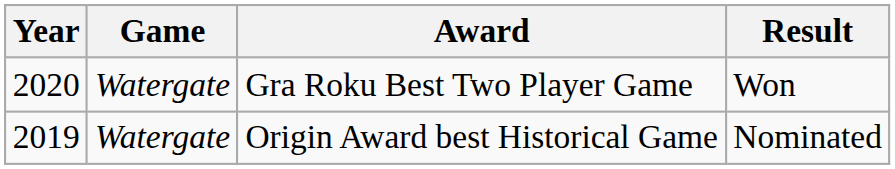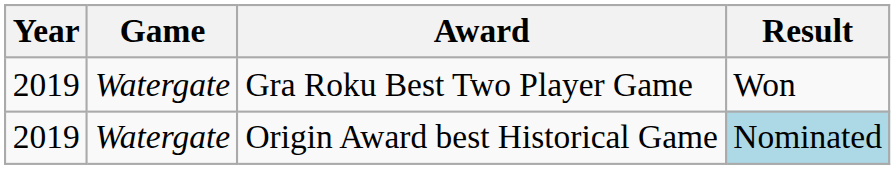(46, 84) 2020 -> (46, 84) 2019
(808, 137) no background -> (808, 137) lightblue background
